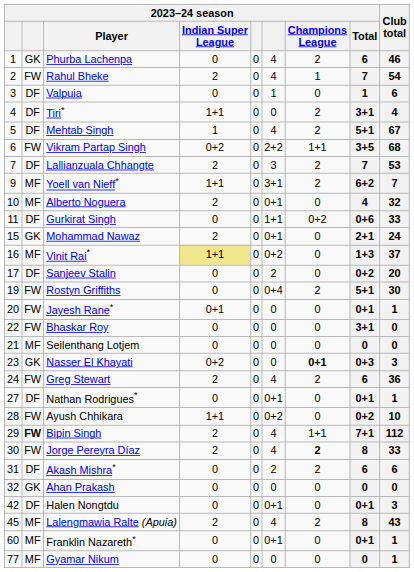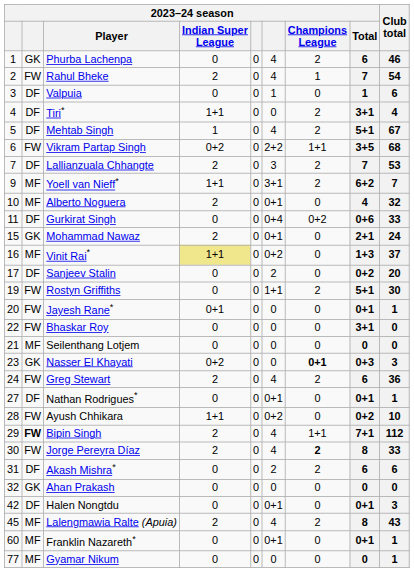(273, 219) 1+1 -> (273, 219) 0+4
(273, 290) 0+4 -> (273, 290) 1+1
